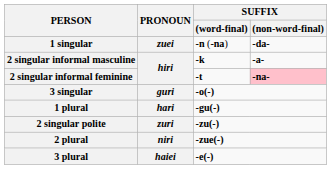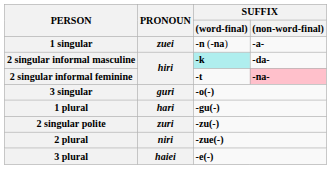(261, 44) -da- -> (258, 44) -a-
(200, 60) no background -> (200, 60) paleturquoise background
(258, 60) -a- -> (261, 60) -da-
